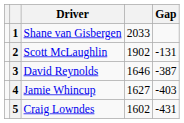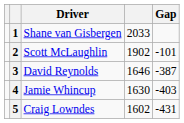(166, 52) -131 -> (166, 52) -101
(138, 90) 1627 -> (138, 90) 1630
